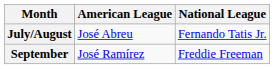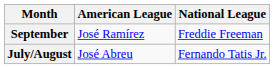rows swapped: (40, 34) <-> (40, 53)
